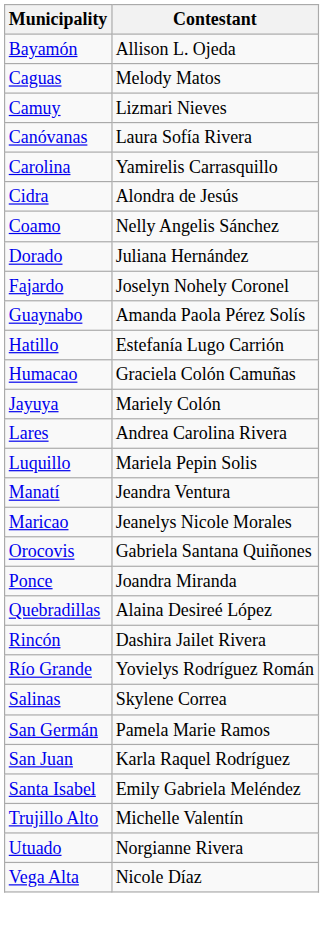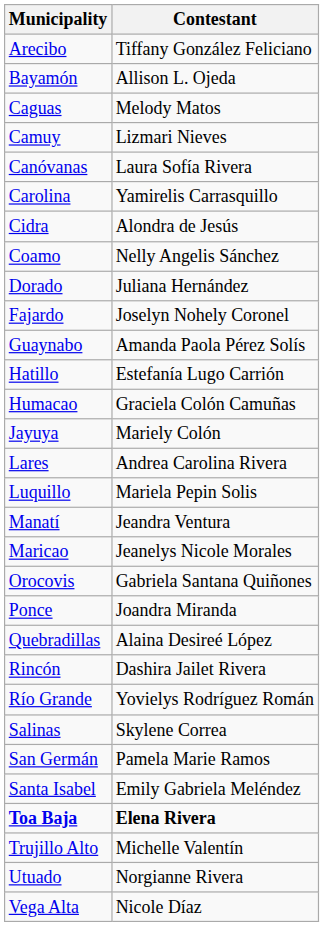+ row: (38, 49)
- row: (41, 758)
+ row: (43, 817)
